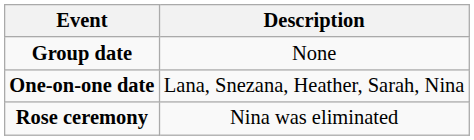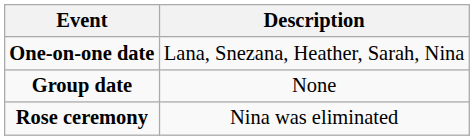rows swapped: (82, 85) <-> (82, 53)
